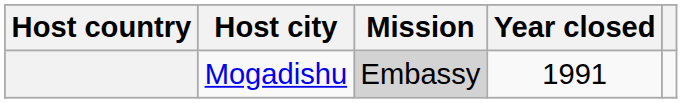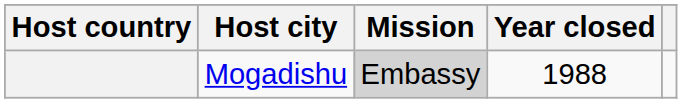(575, 73) 1991 -> (575, 73) 1988
